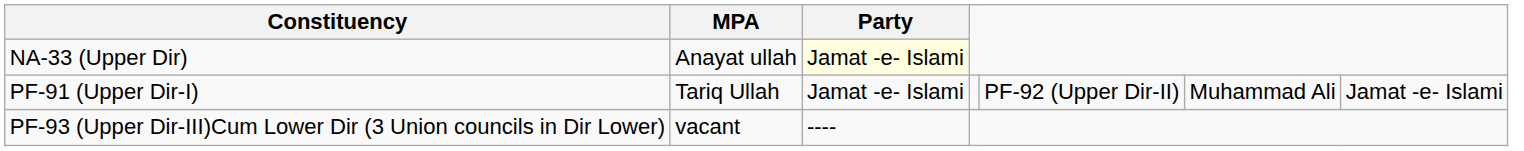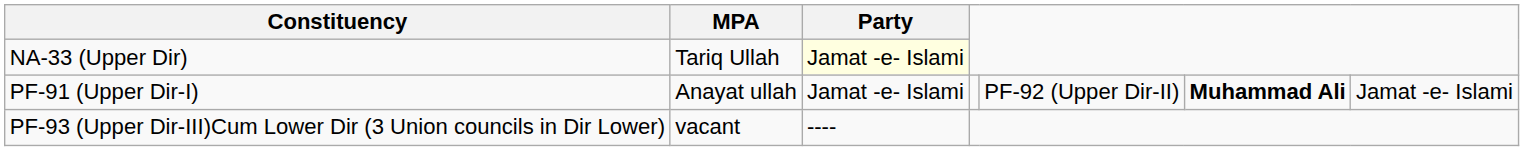(736, 57) Anayat ullah -> (727, 57) Tariq Ullah
(727, 92) Tariq Ullah -> (736, 92) Anayat ullah
(1263, 92) normal -> (1268, 92) bold
